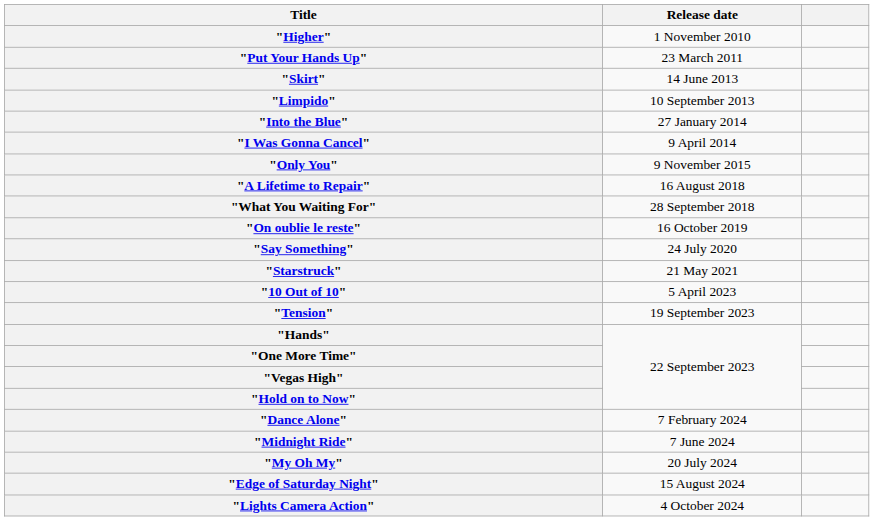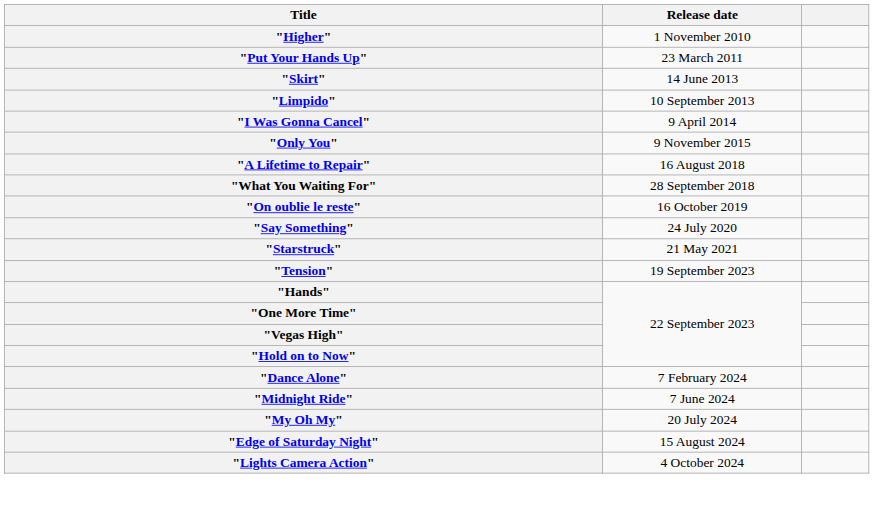- row: (303, 121)
- row: (303, 292)
